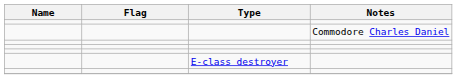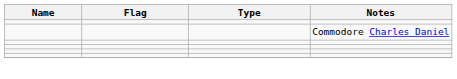- row: (239, 61)
